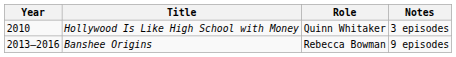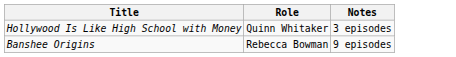- column: (33, 12)
